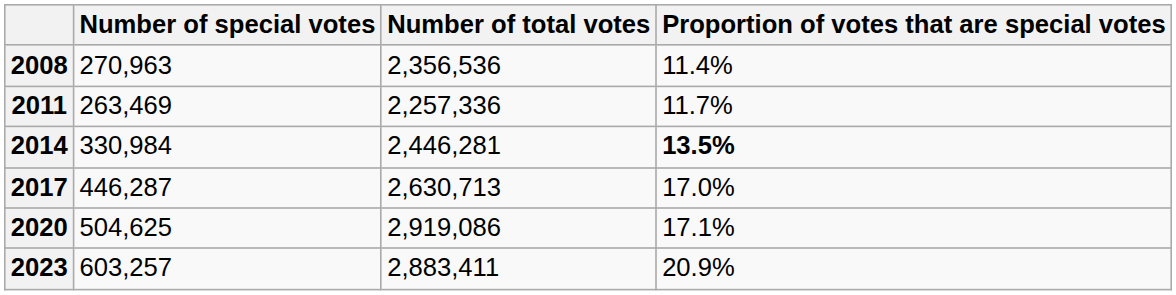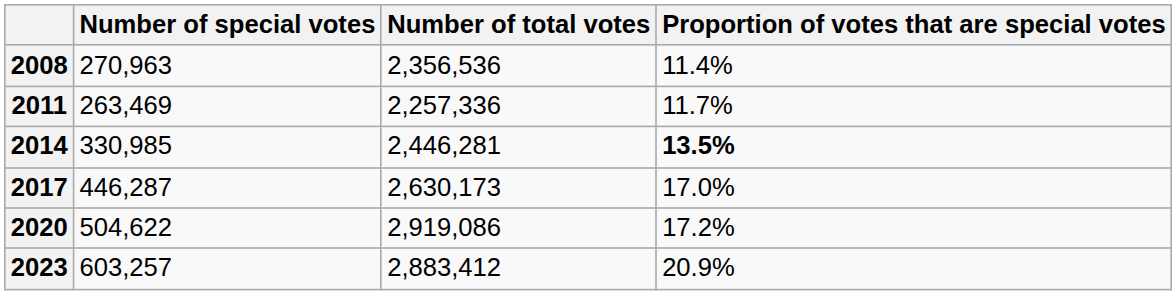(126, 146) 330,984 -> (126, 146) 330,985
(444, 187) 2,630,713 -> (444, 187) 2,630,173
(126, 227) 504,625 -> (126, 227) 504,622
(698, 227) 17.1% -> (698, 227) 17.2%
(443, 268) 2,883,411 -> (444, 268) 2,883,412
